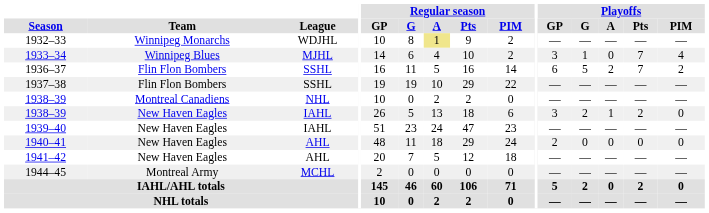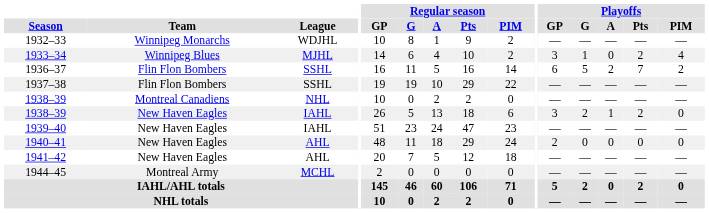(437, 40) khaki background -> (437, 40) no background
(640, 55) 7 -> (640, 55) 2
